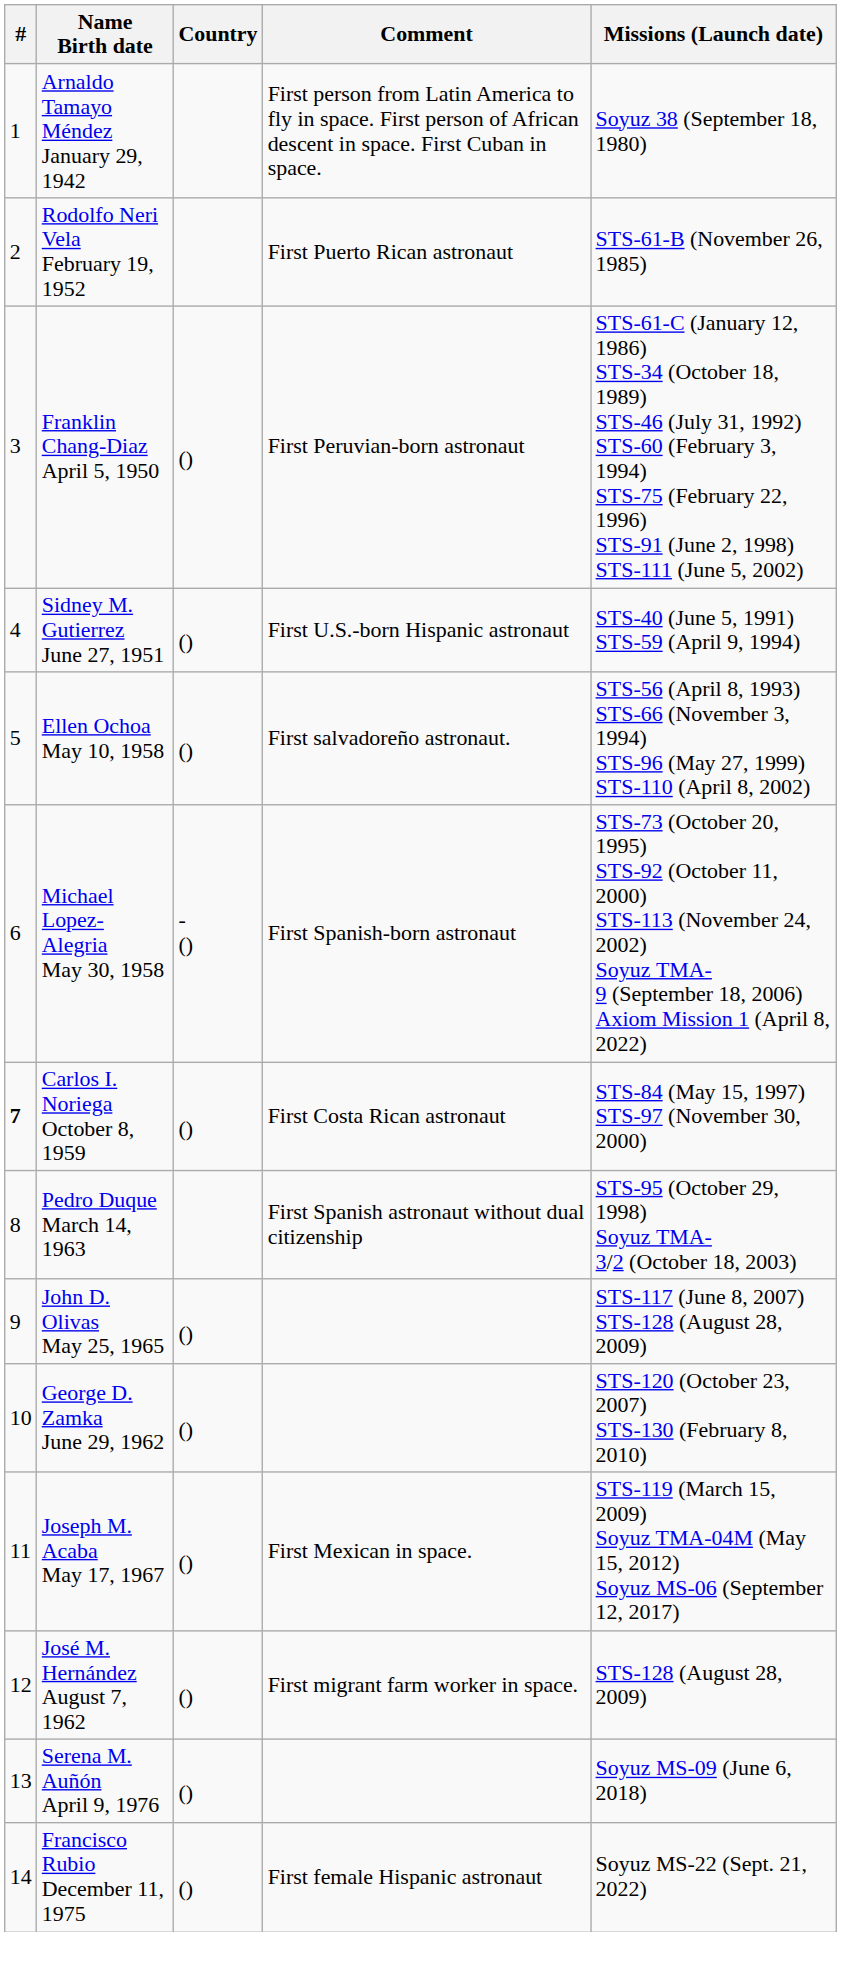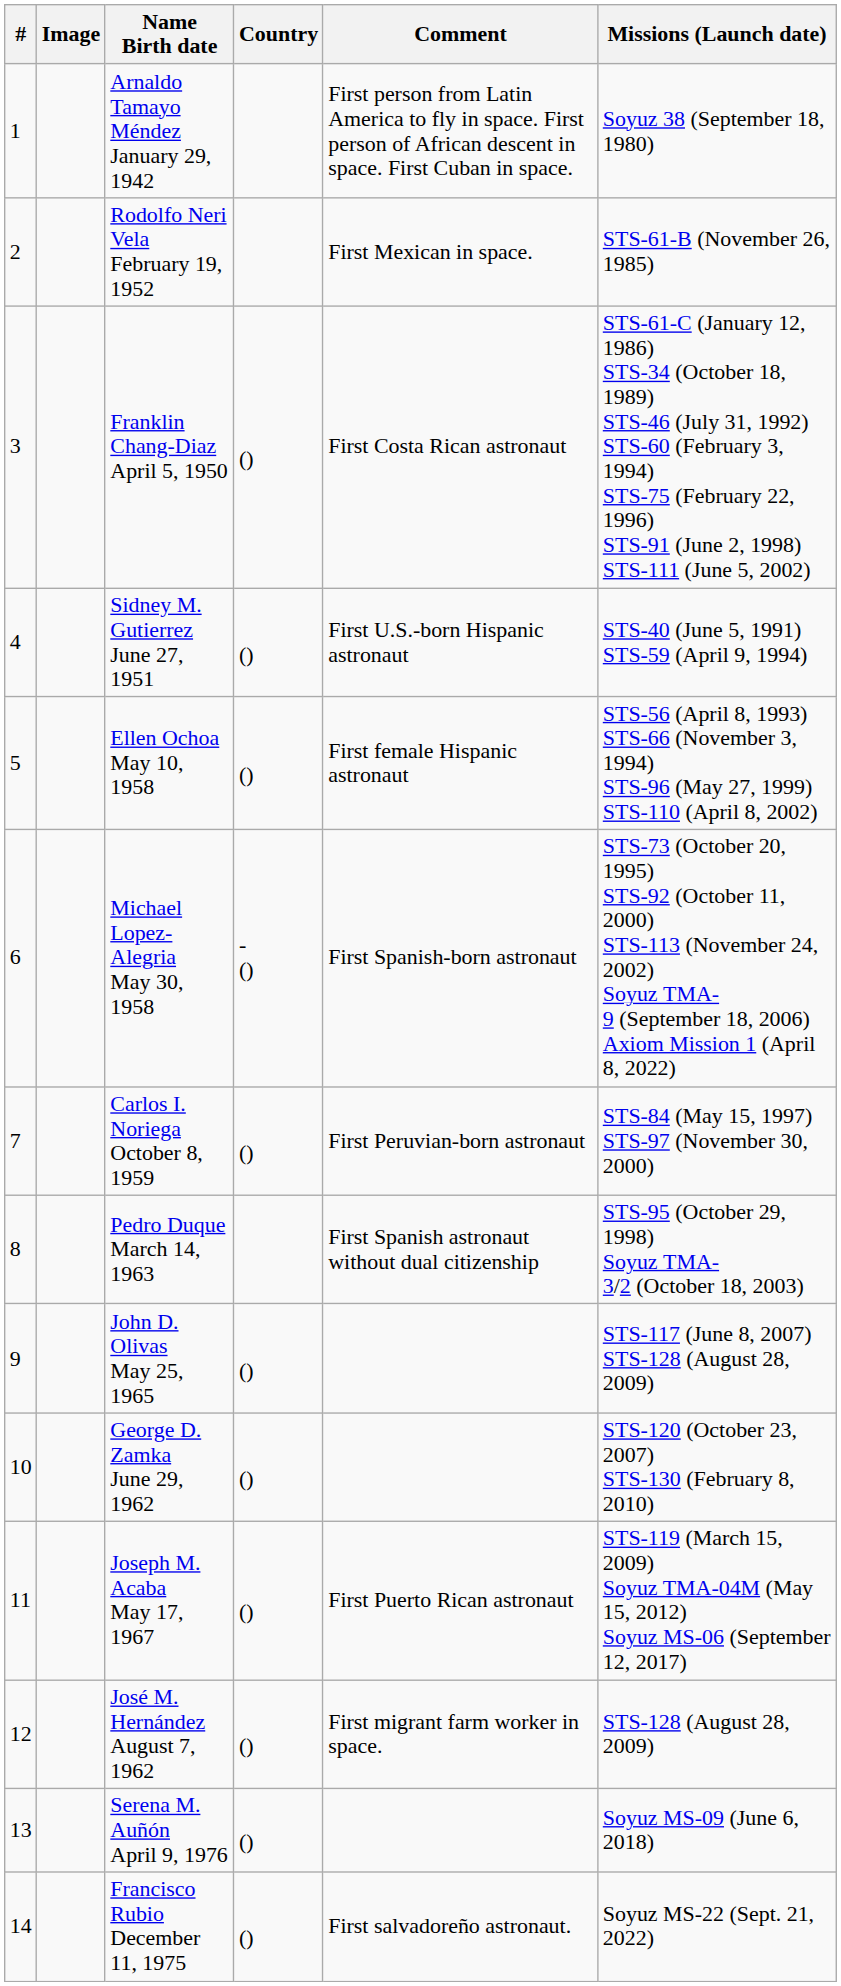+ column: (71, 34)
(390, 251) First Puerto Rican astronaut -> (431, 251) First Mexican in space.
(396, 446) First Peruvian-born astronaut -> (447, 446) First Costa Rican astronaut
(389, 738) First salvadoreño astronaut. -> (423, 762) First female Hispanic astronaut
(15, 1115) bold -> (15, 1140) normal
(387, 1115) First Costa Rican astronaut -> (457, 1140) First Peruvian-born astronaut
(370, 1550) First Mexican in space. -> (451, 1600) First Puerto Rican astronaut
(405, 1877) First female Hispanic astronaut -> (450, 1926) First salvadoreño astronaut.
